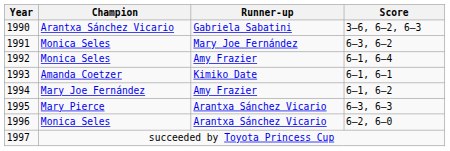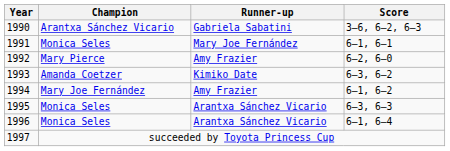(369, 44) 6–3, 6–2 -> (369, 44) 6–1, 6–1
(76, 59) Monica Seles -> (73, 59) Mary Pierce
(369, 59) 6–1, 6–4 -> (369, 59) 6–2, 6–0
(369, 75) 6–1, 6–1 -> (369, 75) 6–3, 6–2
(73, 106) Mary Pierce -> (76, 106) Monica Seles
(369, 122) 6–2, 6–0 -> (369, 122) 6–1, 6–4
